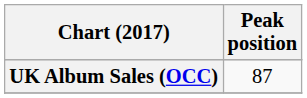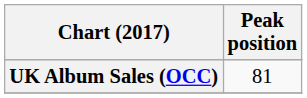(262, 76) 87 -> (262, 76) 81
